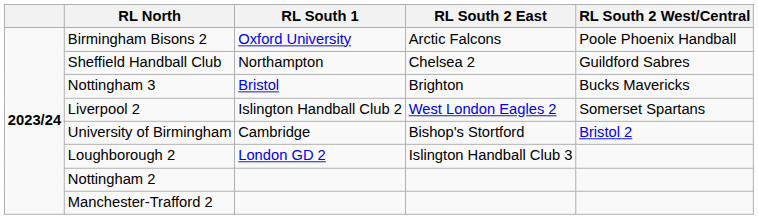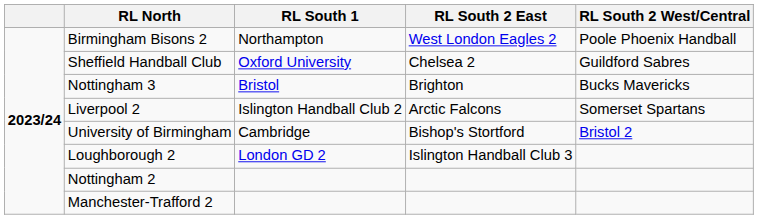(295, 39) Oxford University -> (281, 39) Northampton
(455, 39) Arctic Falcons -> (483, 39) West London Eagles 2
(281, 62) Northampton -> (295, 62) Oxford University
(483, 109) West London Eagles 2 -> (455, 109) Arctic Falcons
